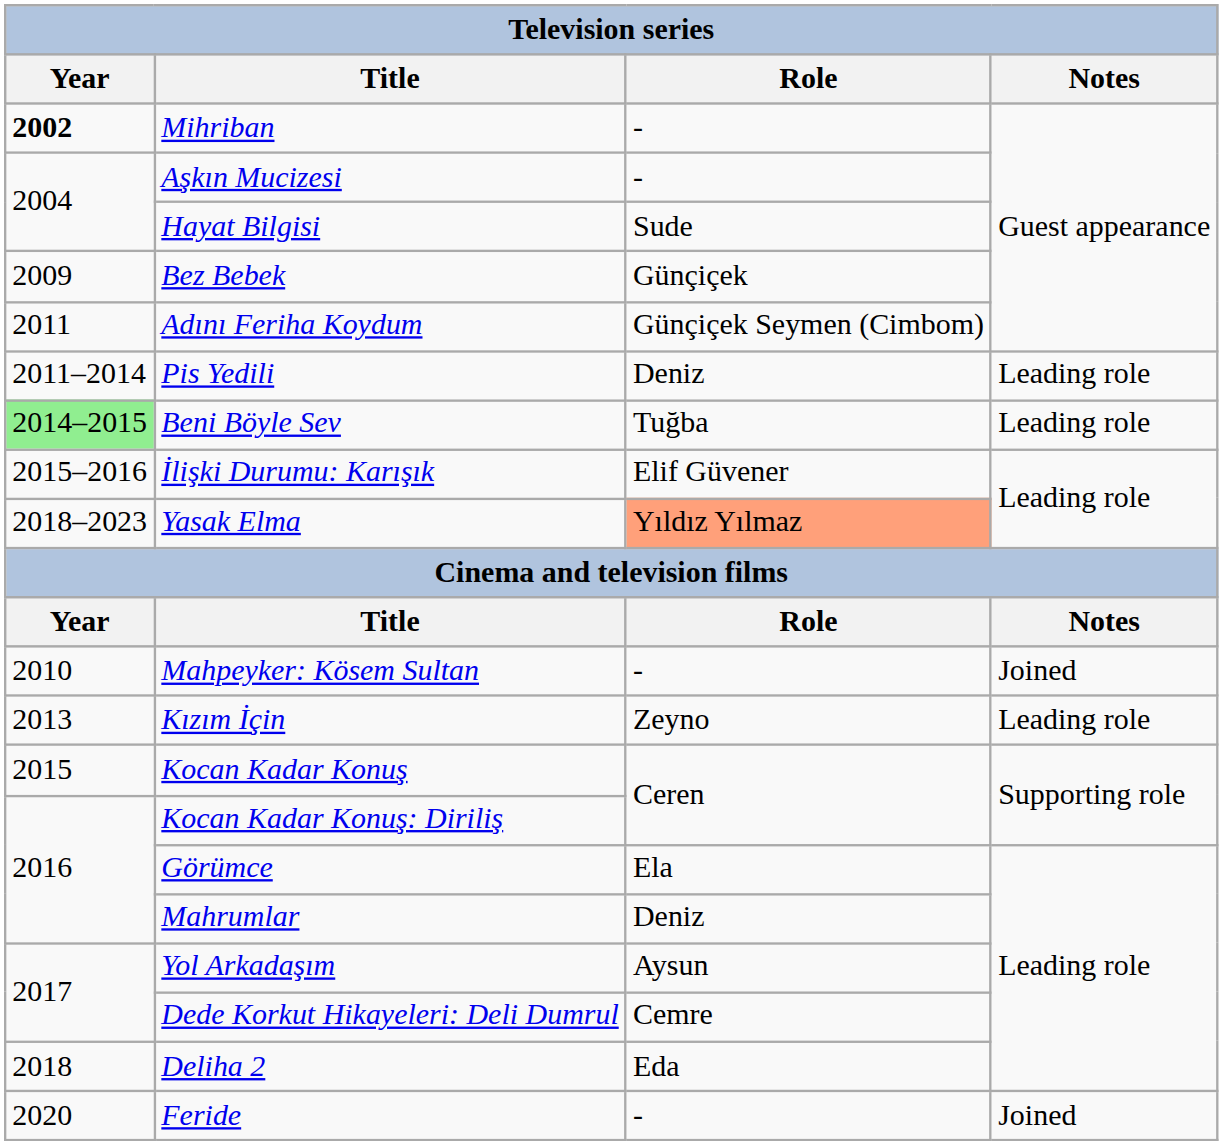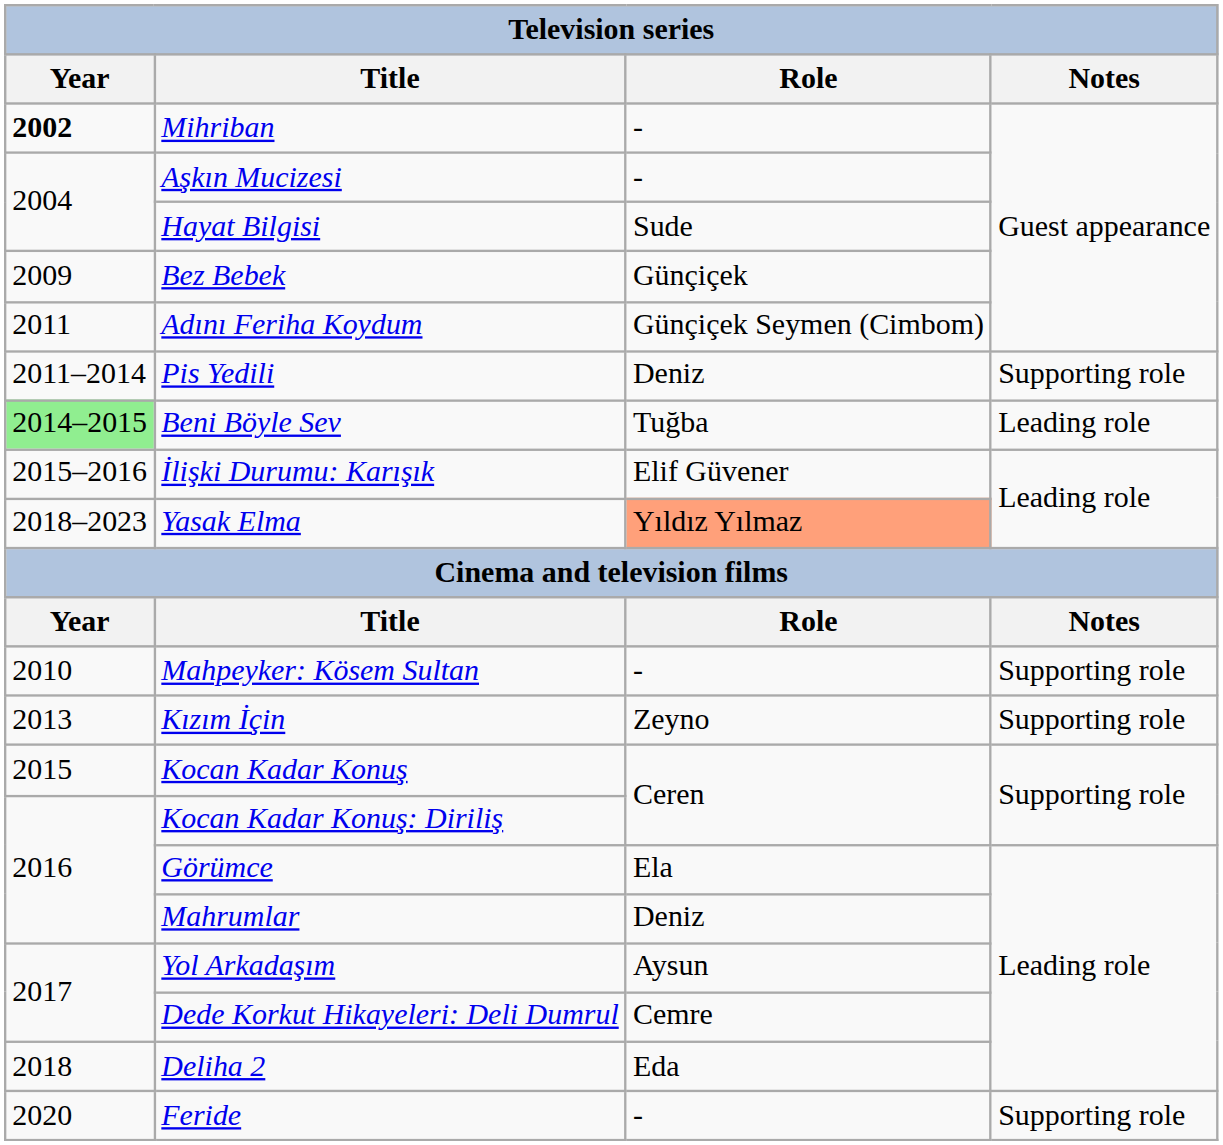(1074, 374) Leading role -> (1092, 374) Supporting role
(1037, 670) Joined -> (1092, 670) Supporting role
(1074, 720) Leading role -> (1092, 720) Supporting role
(1037, 1114) Joined -> (1092, 1114) Supporting role
